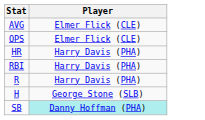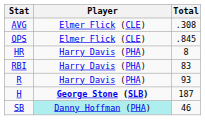+ column: (186, 11)
(98, 94) normal -> (103, 94) bold
